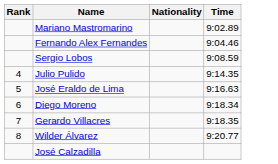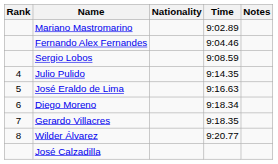+ column: (257, 12)
